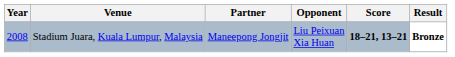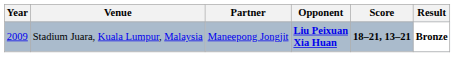(17, 37) 2008 -> (17, 37) 2009
(319, 37) normal -> (321, 37) bold
